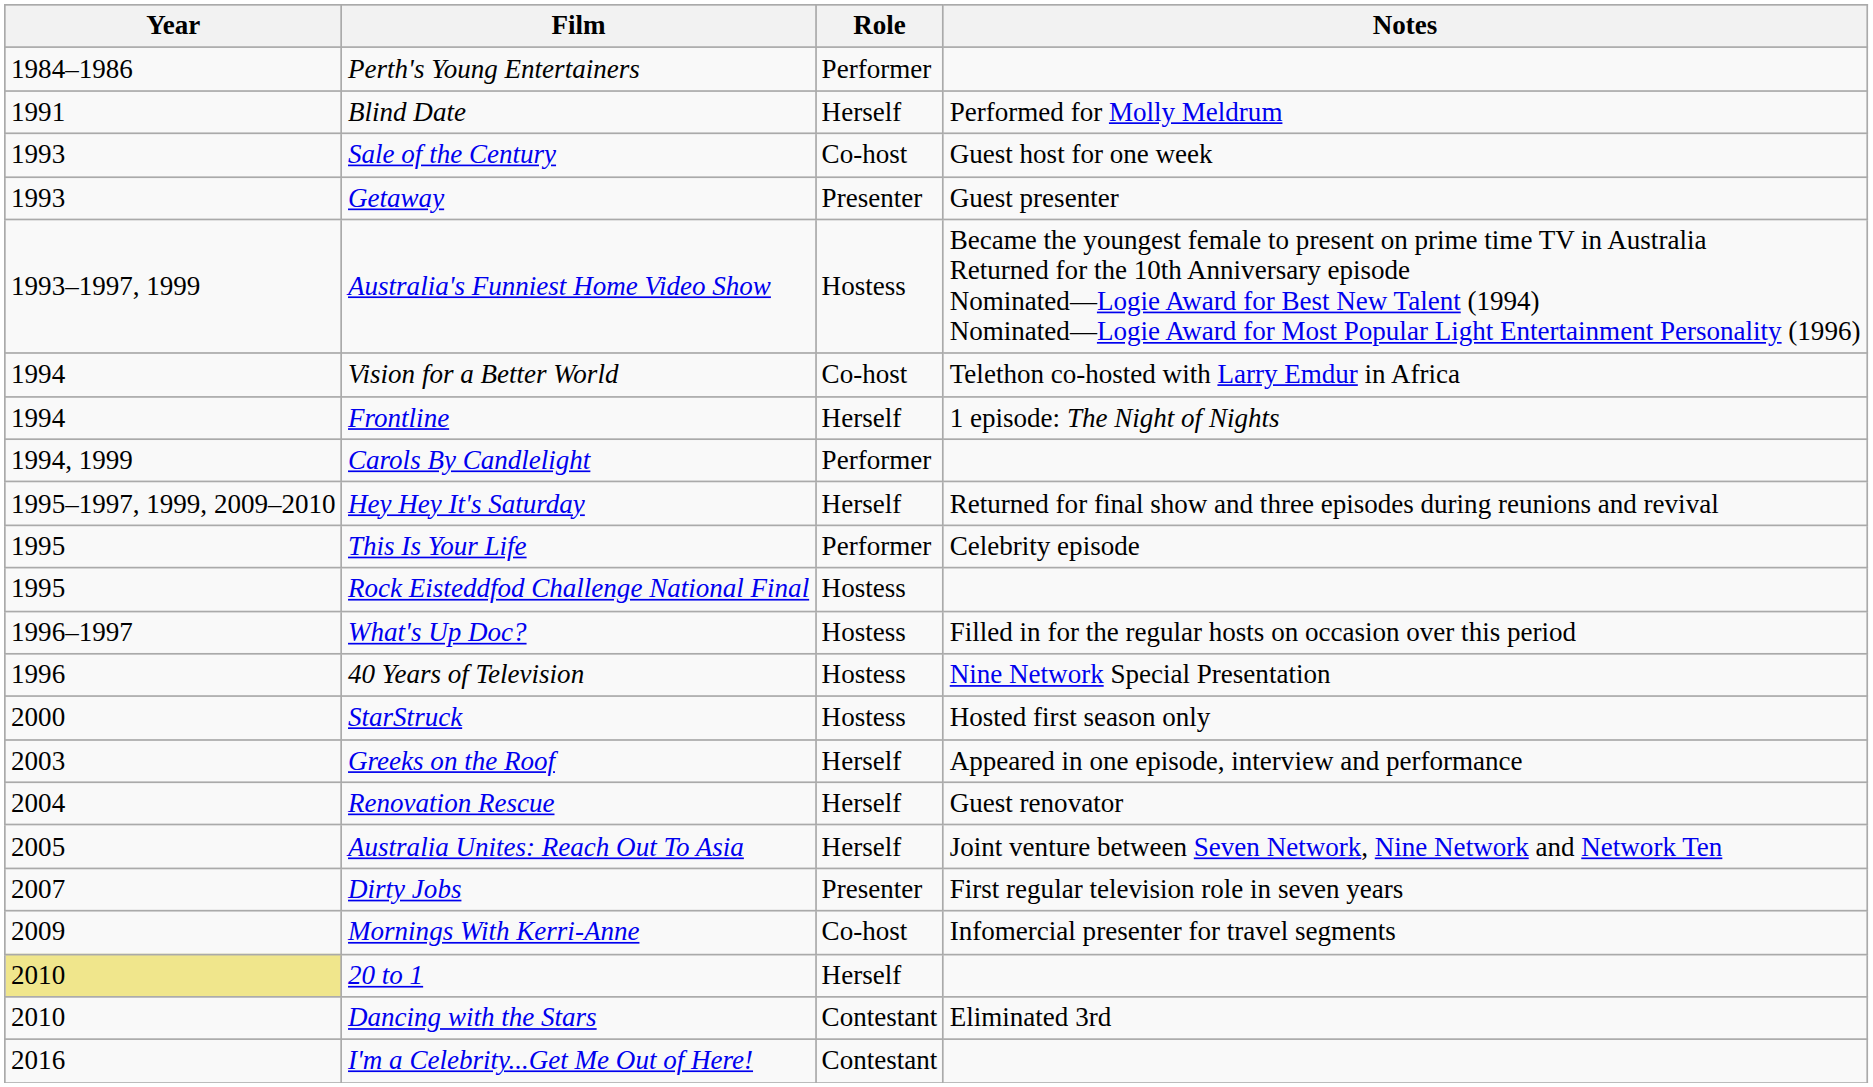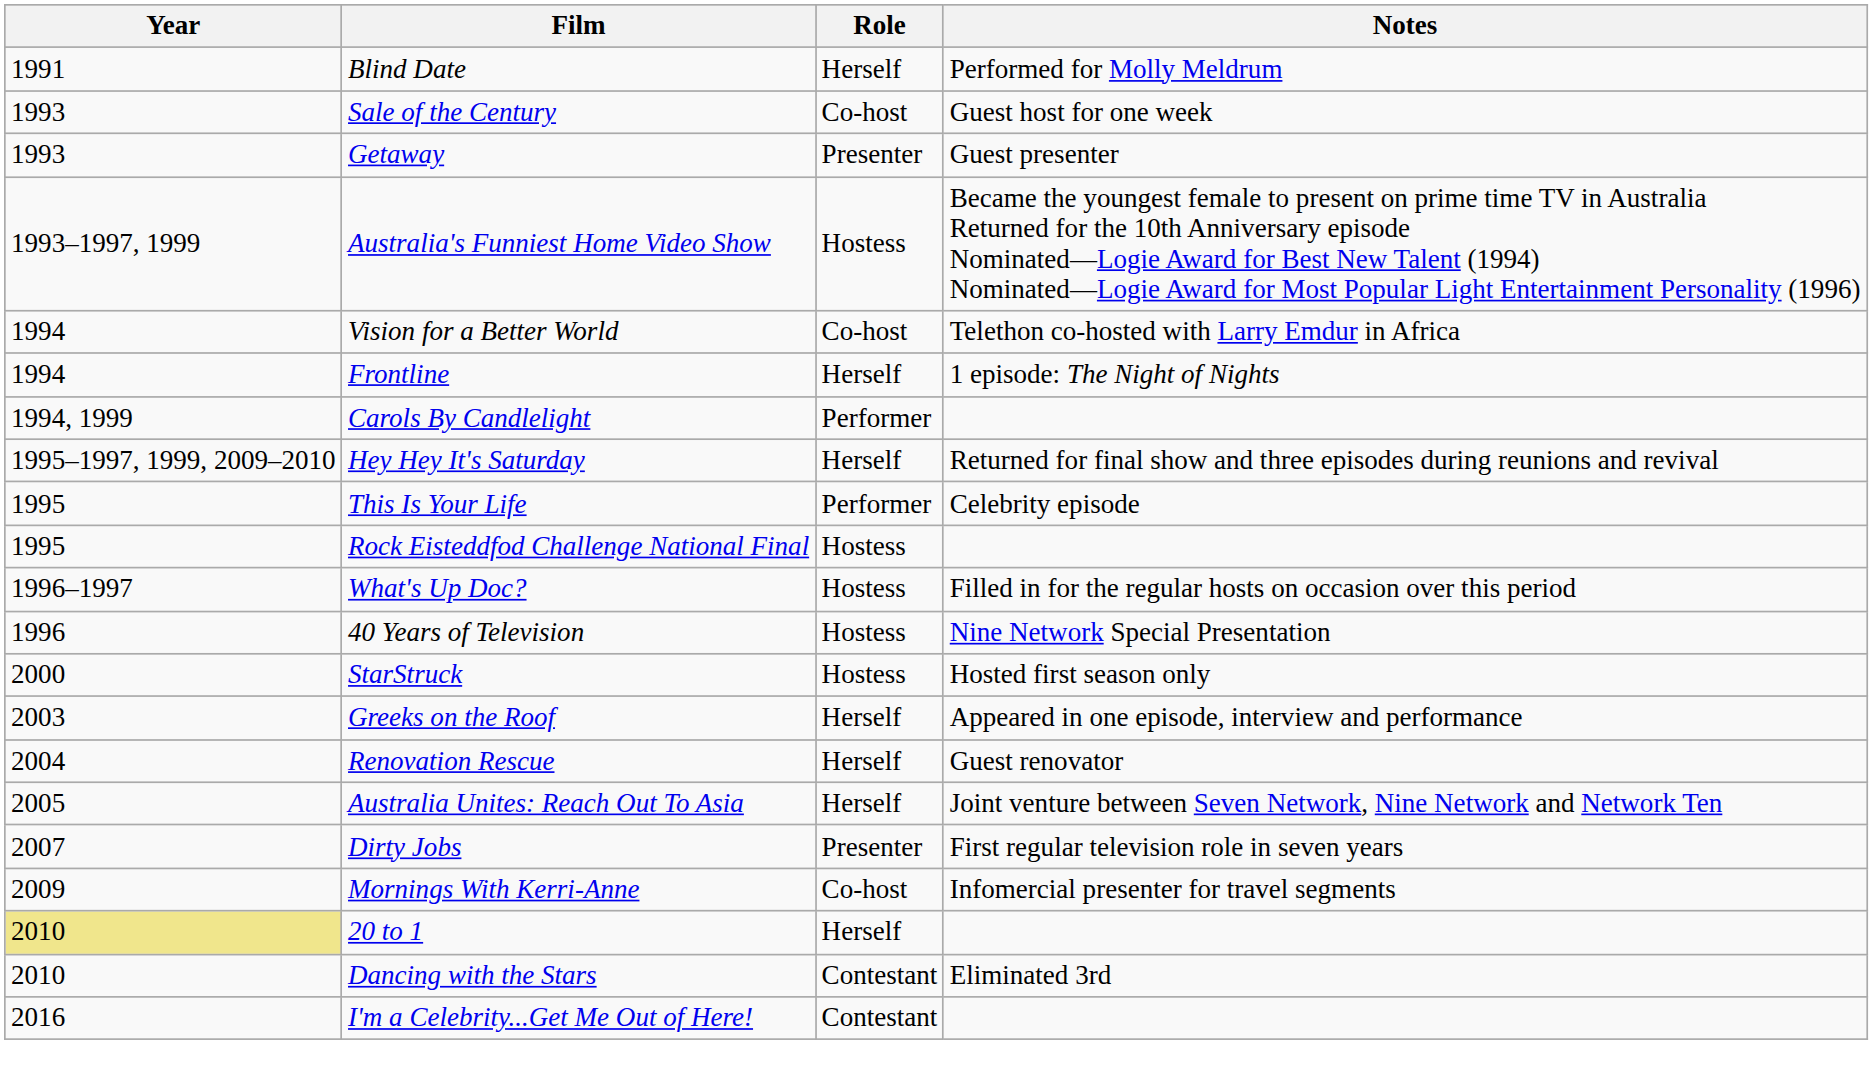- row: (494, 68)
